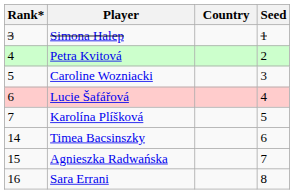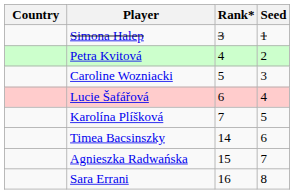columns swapped: (226, 14) <-> (26, 14)
